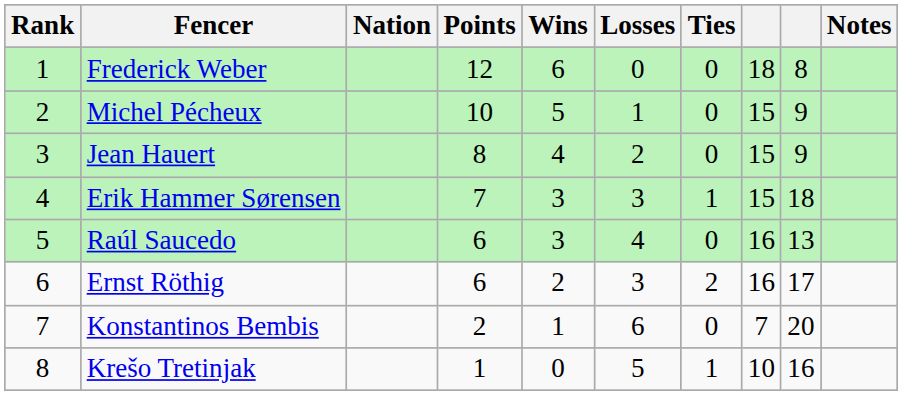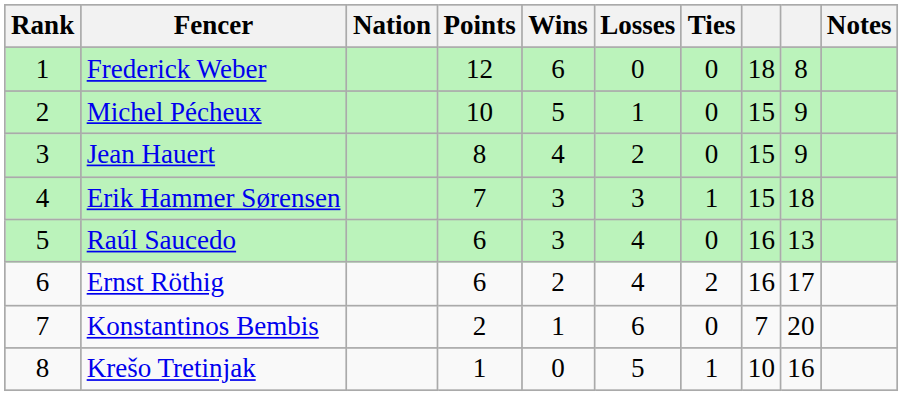(638, 283) 3 -> (638, 283) 4
